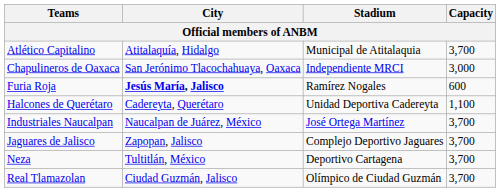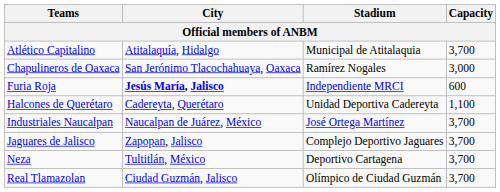(355, 68) Independiente MRCI -> (346, 68) Ramírez Nogales
(346, 86) Ramírez Nogales -> (355, 86) Independiente MRCI
